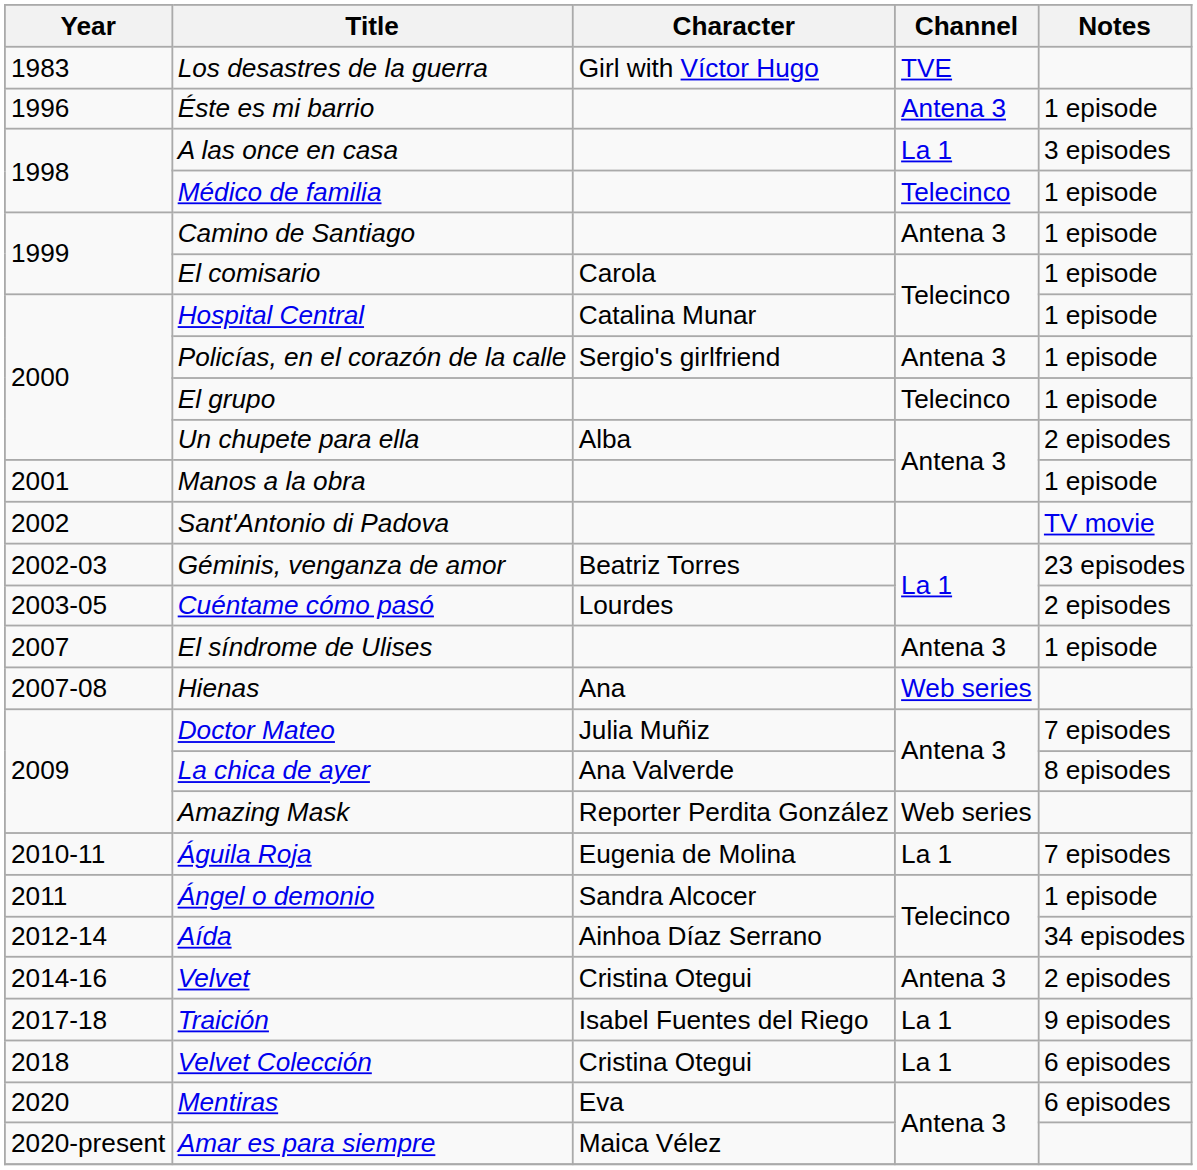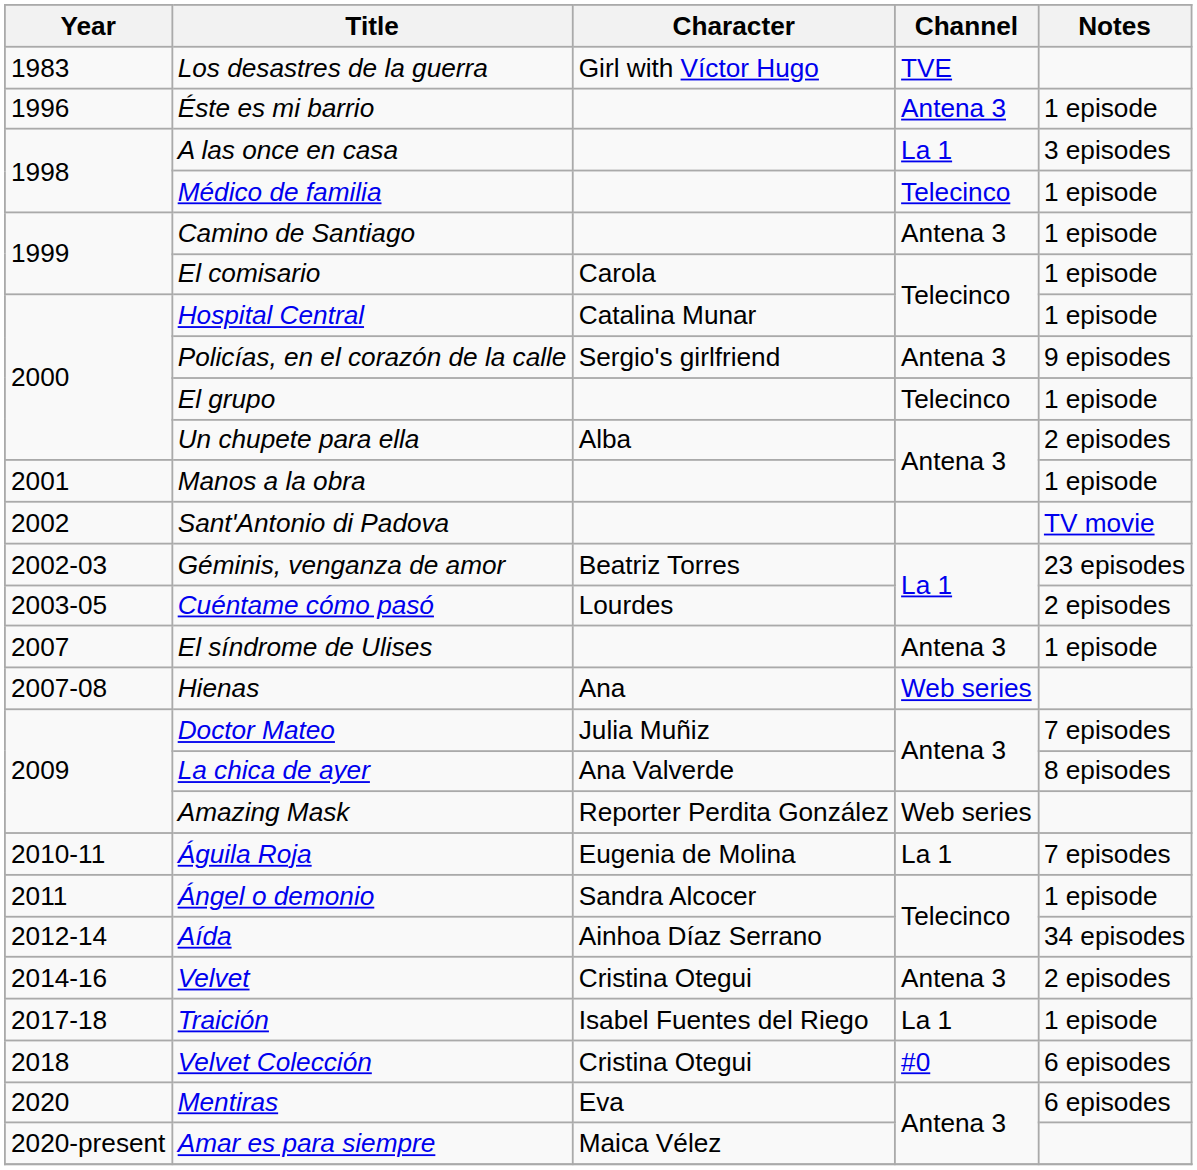(1101, 357) 1 episode -> (1107, 357) 9 episodes
(1107, 1020) 9 episodes -> (1101, 1020) 1 episode
(927, 1061) La 1 -> (916, 1061) #0
